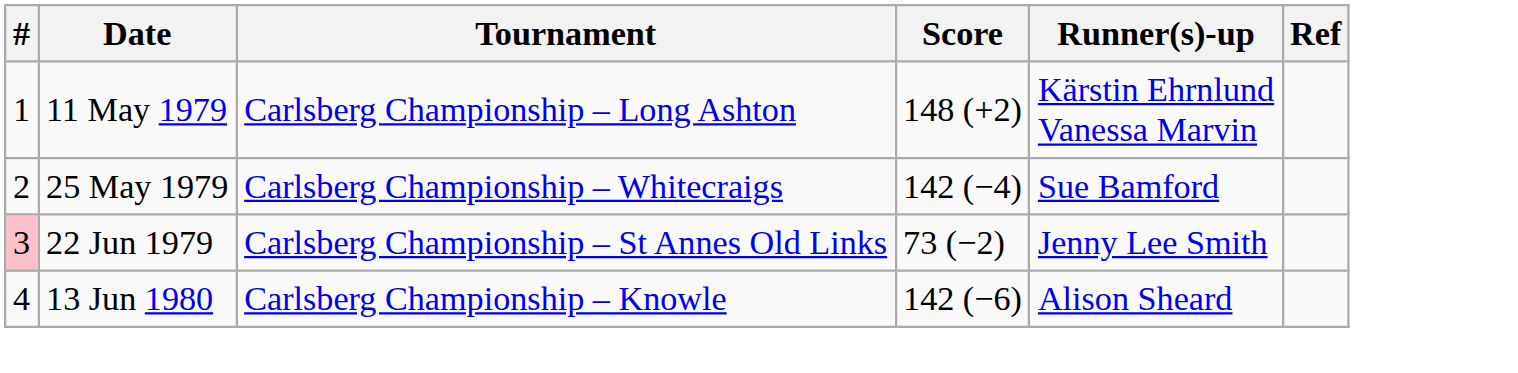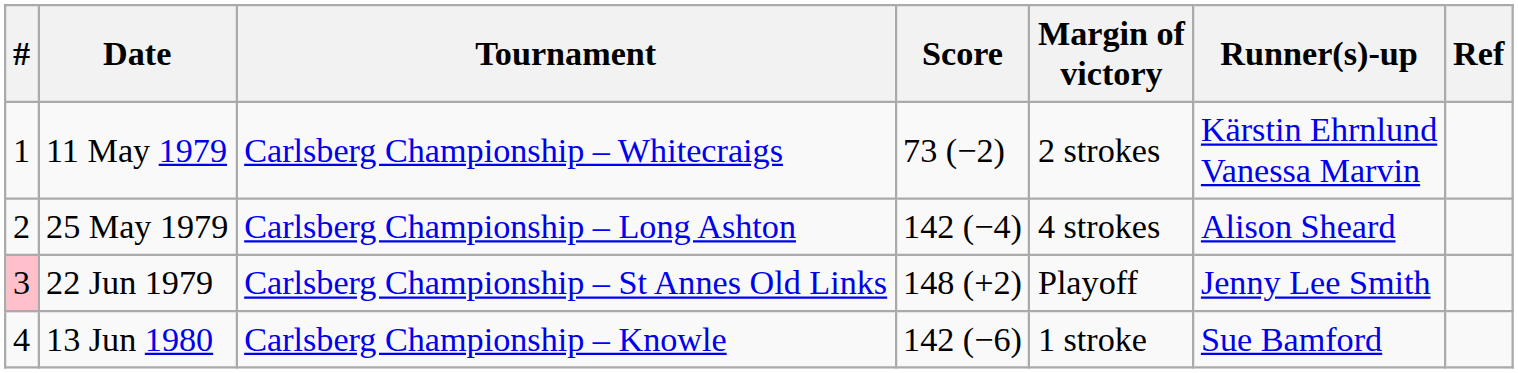+ column: (1111, 53)
(520, 109) Carlsberg Championship – Long Ashton -> (514, 150) Carlsberg Championship – Whitecraigs
(963, 109) 148 (+2) -> (954, 150) 73 (−2)
(514, 186) Carlsberg Championship – Whitecraigs -> (520, 226) Carlsberg Championship – Long Ashton
(1129, 186) Sue Bamford -> (1298, 226) Alison Sheard
(954, 242) 73 (−2) -> (963, 283) 148 (+2)
(1135, 298) Alison Sheard -> (1292, 339) Sue Bamford
